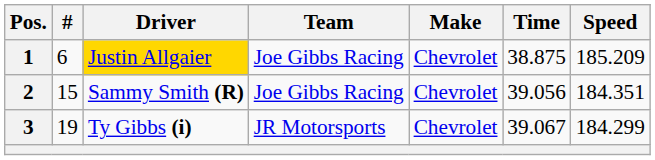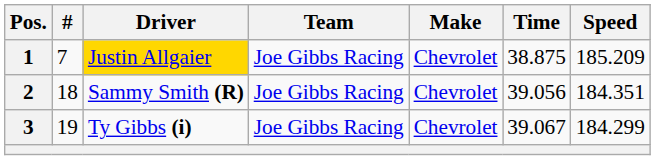(62, 57) 6 -> (62, 57) 7
(67, 92) 15 -> (67, 92) 18
(320, 127) JR Motorsports -> (329, 127) Joe Gibbs Racing
